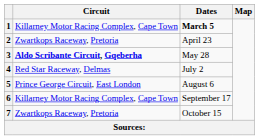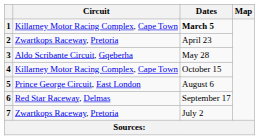(78, 55) bold -> (74, 55) normal
(63, 70) Red Star Raceway, Delmas -> (96, 70) Killarney Motor Racing Complex, Cape Town
(193, 70) July 2 -> (202, 70) October 15
(96, 99) Killarney Motor Racing Complex, Cape Town -> (63, 99) Red Star Raceway, Delmas
(202, 113) October 15 -> (193, 113) July 2
